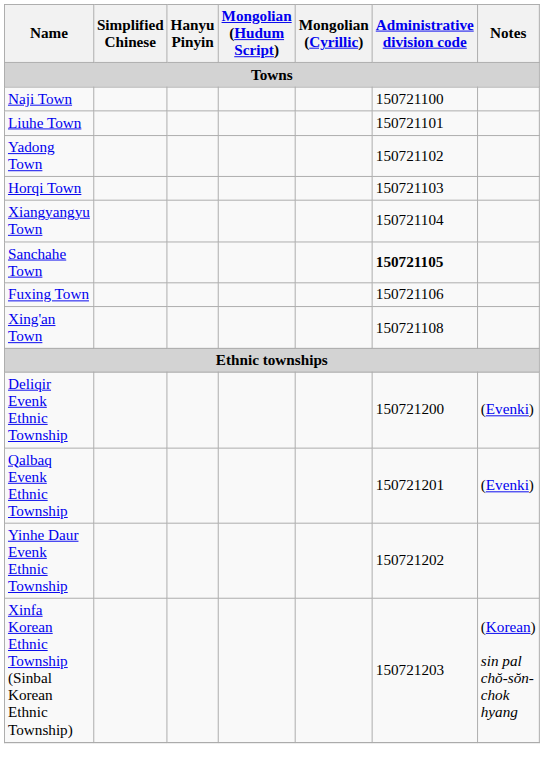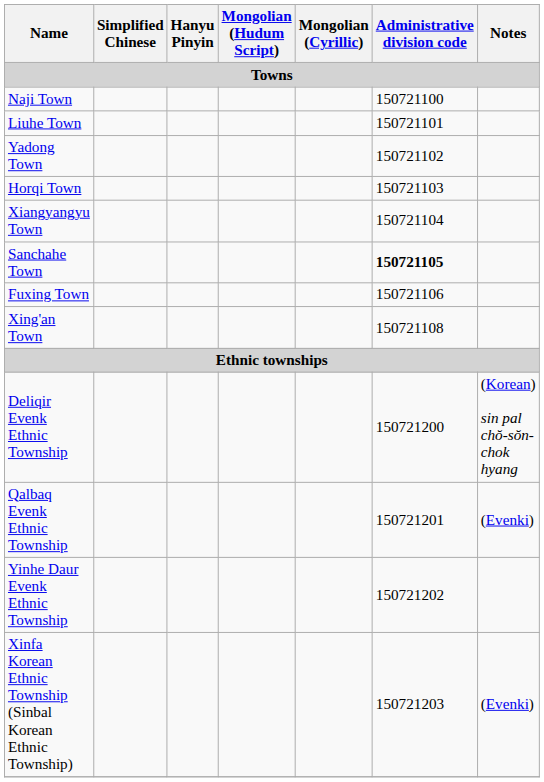(507, 409) (Evenki) -> (508, 427) (Korean) sin pal chŏ-sŏn-chok hyang
(508, 670) (Korean) sin pal chŏ-sŏn-chok hyang -> (507, 704) (Evenki)
